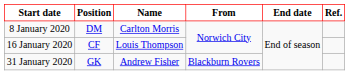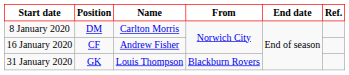(150, 45) Louis Thompson -> (150, 45) Andrew Fisher
(150, 62) Andrew Fisher -> (150, 62) Louis Thompson
